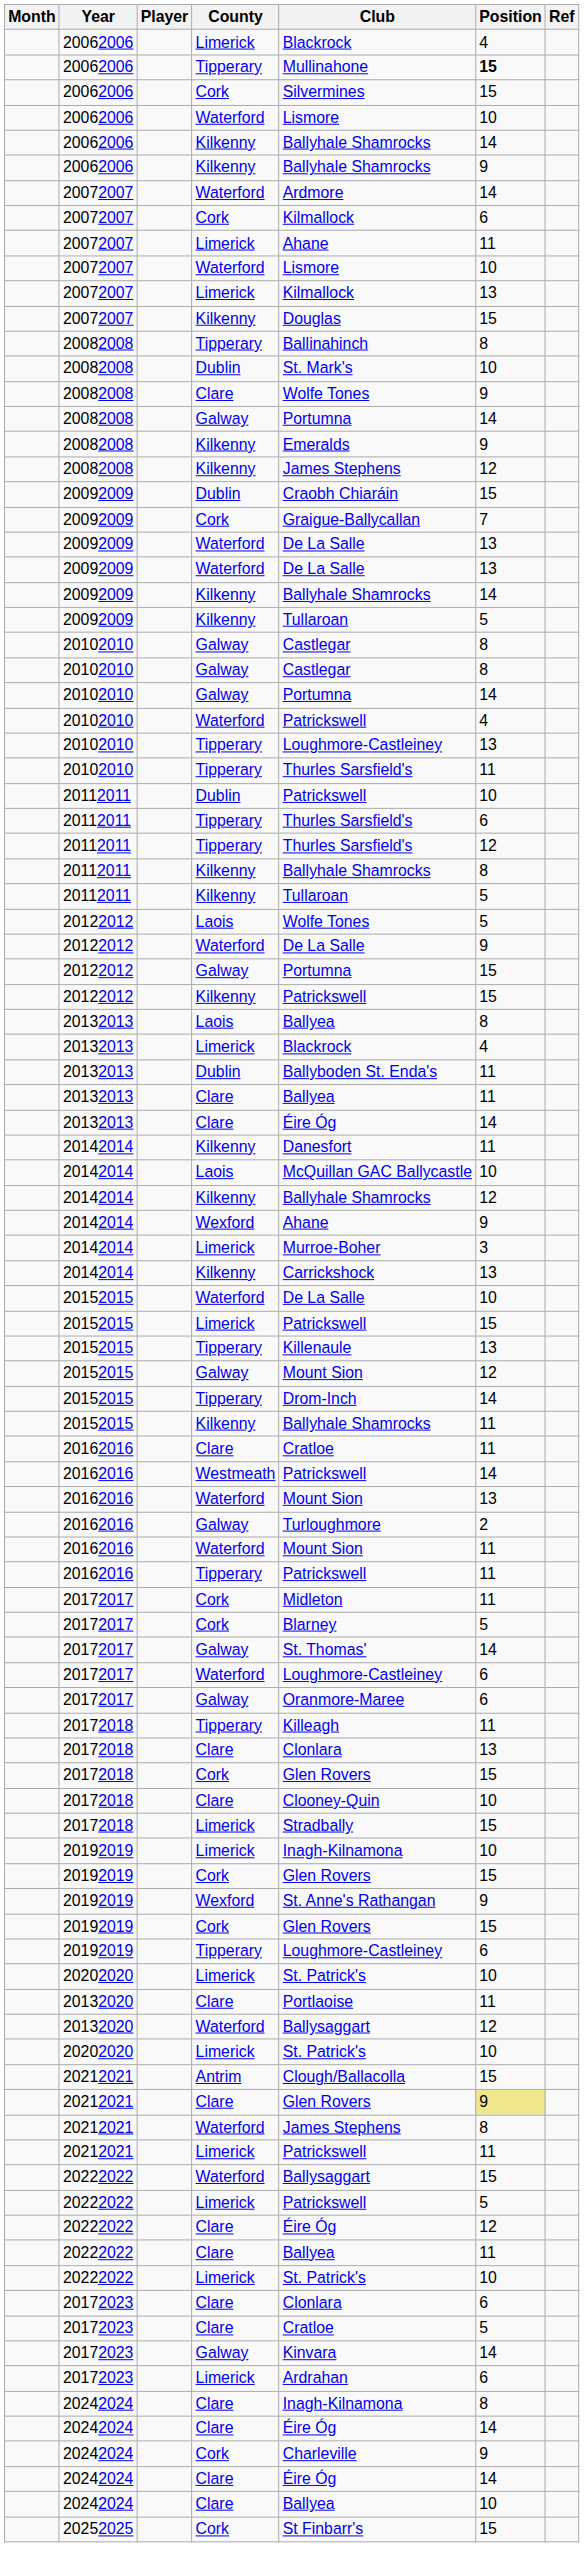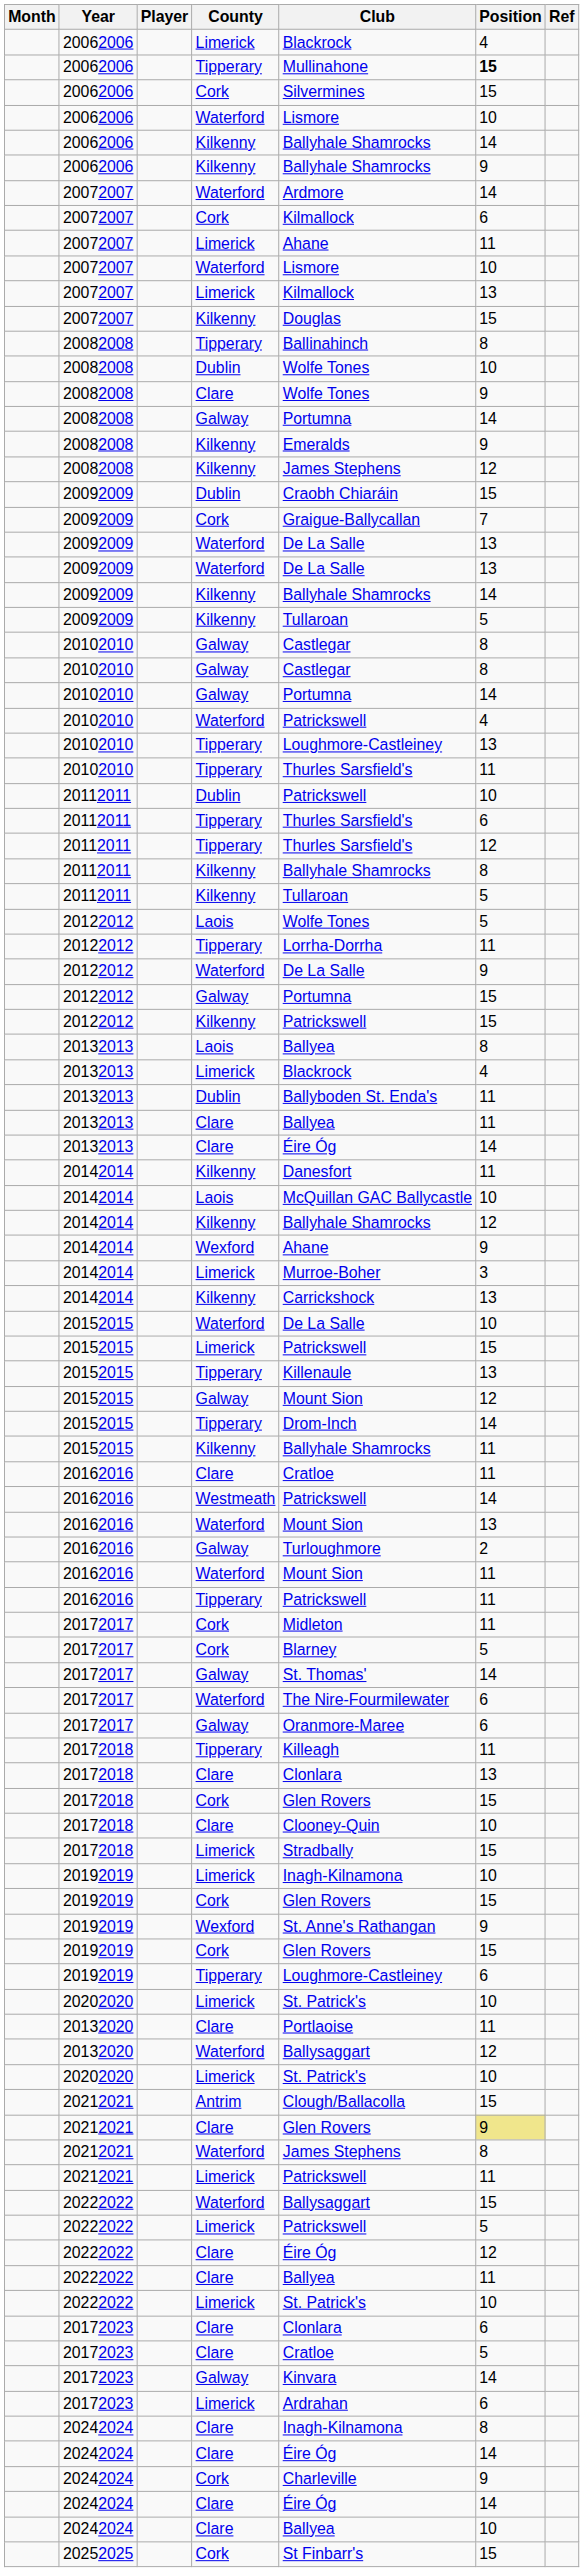(318, 368) St. Mark's -> (326, 368) Wolfe Tones
+ row: (98, 946)
(362, 1675) Loughmore-Castleiney -> (366, 1700) The Nire-Fourmilewater
